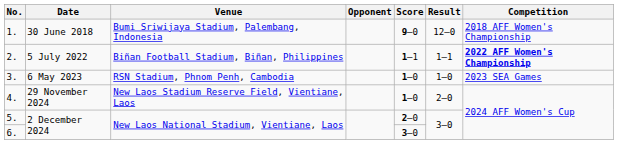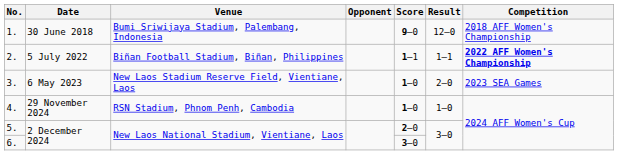(204, 77) RSN Stadium, Phnom Penh, Cambodia -> (228, 83) New Laos Stadium Reserve Field, Vientiane, Laos
(444, 77) 1–0 -> (444, 83) 2–0
(228, 97) New Laos Stadium Reserve Field, Vientiane, Laos -> (204, 108) RSN Stadium, Phnom Penh, Cambodia
(444, 97) 2–0 -> (444, 108) 1–0
